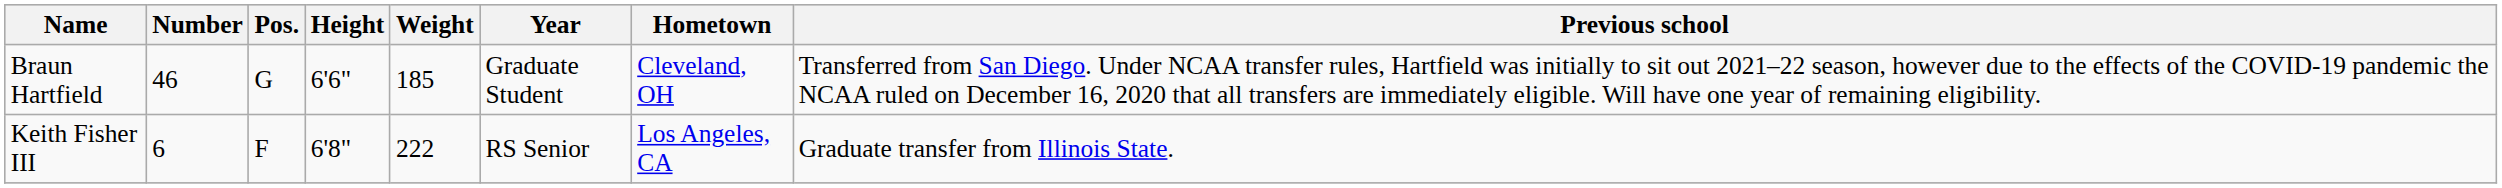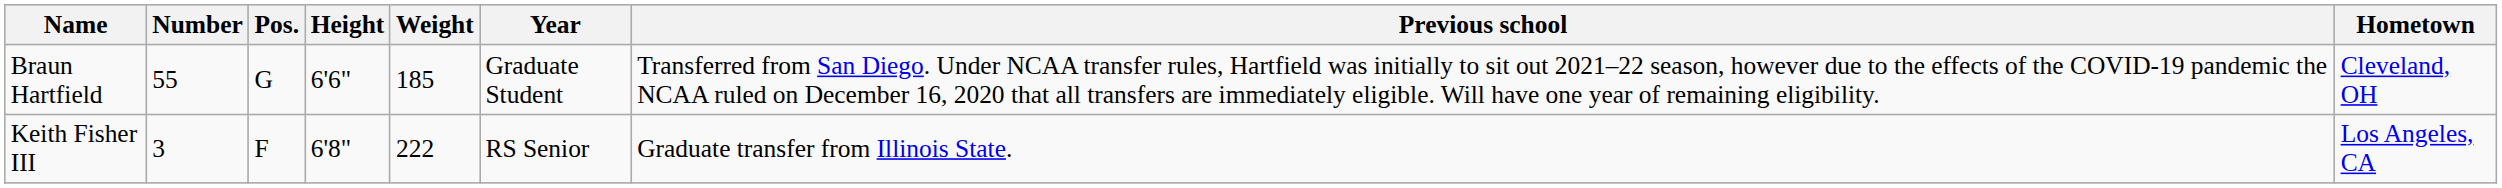columns swapped: (712, 24) <-> (1645, 24)
(165, 79) 46 -> (165, 79) 55
(159, 148) 6 -> (159, 148) 3
